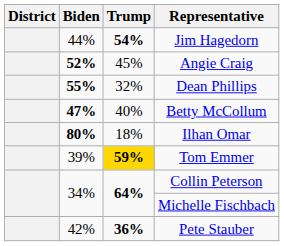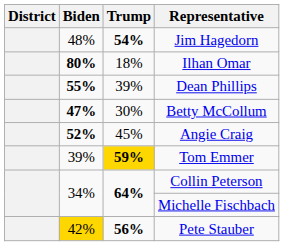(81, 39) 44% -> (81, 39) 48%
rows swapped: (216, 63) <-> (216, 134)
(129, 87) 32% -> (129, 87) 39%
(129, 110) 40% -> (129, 110) 30%
(81, 228) no background -> (81, 228) gold background
(129, 228) 36% -> (129, 228) 56%
